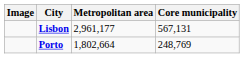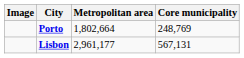rows swapped: (54, 28) <-> (51, 45)
